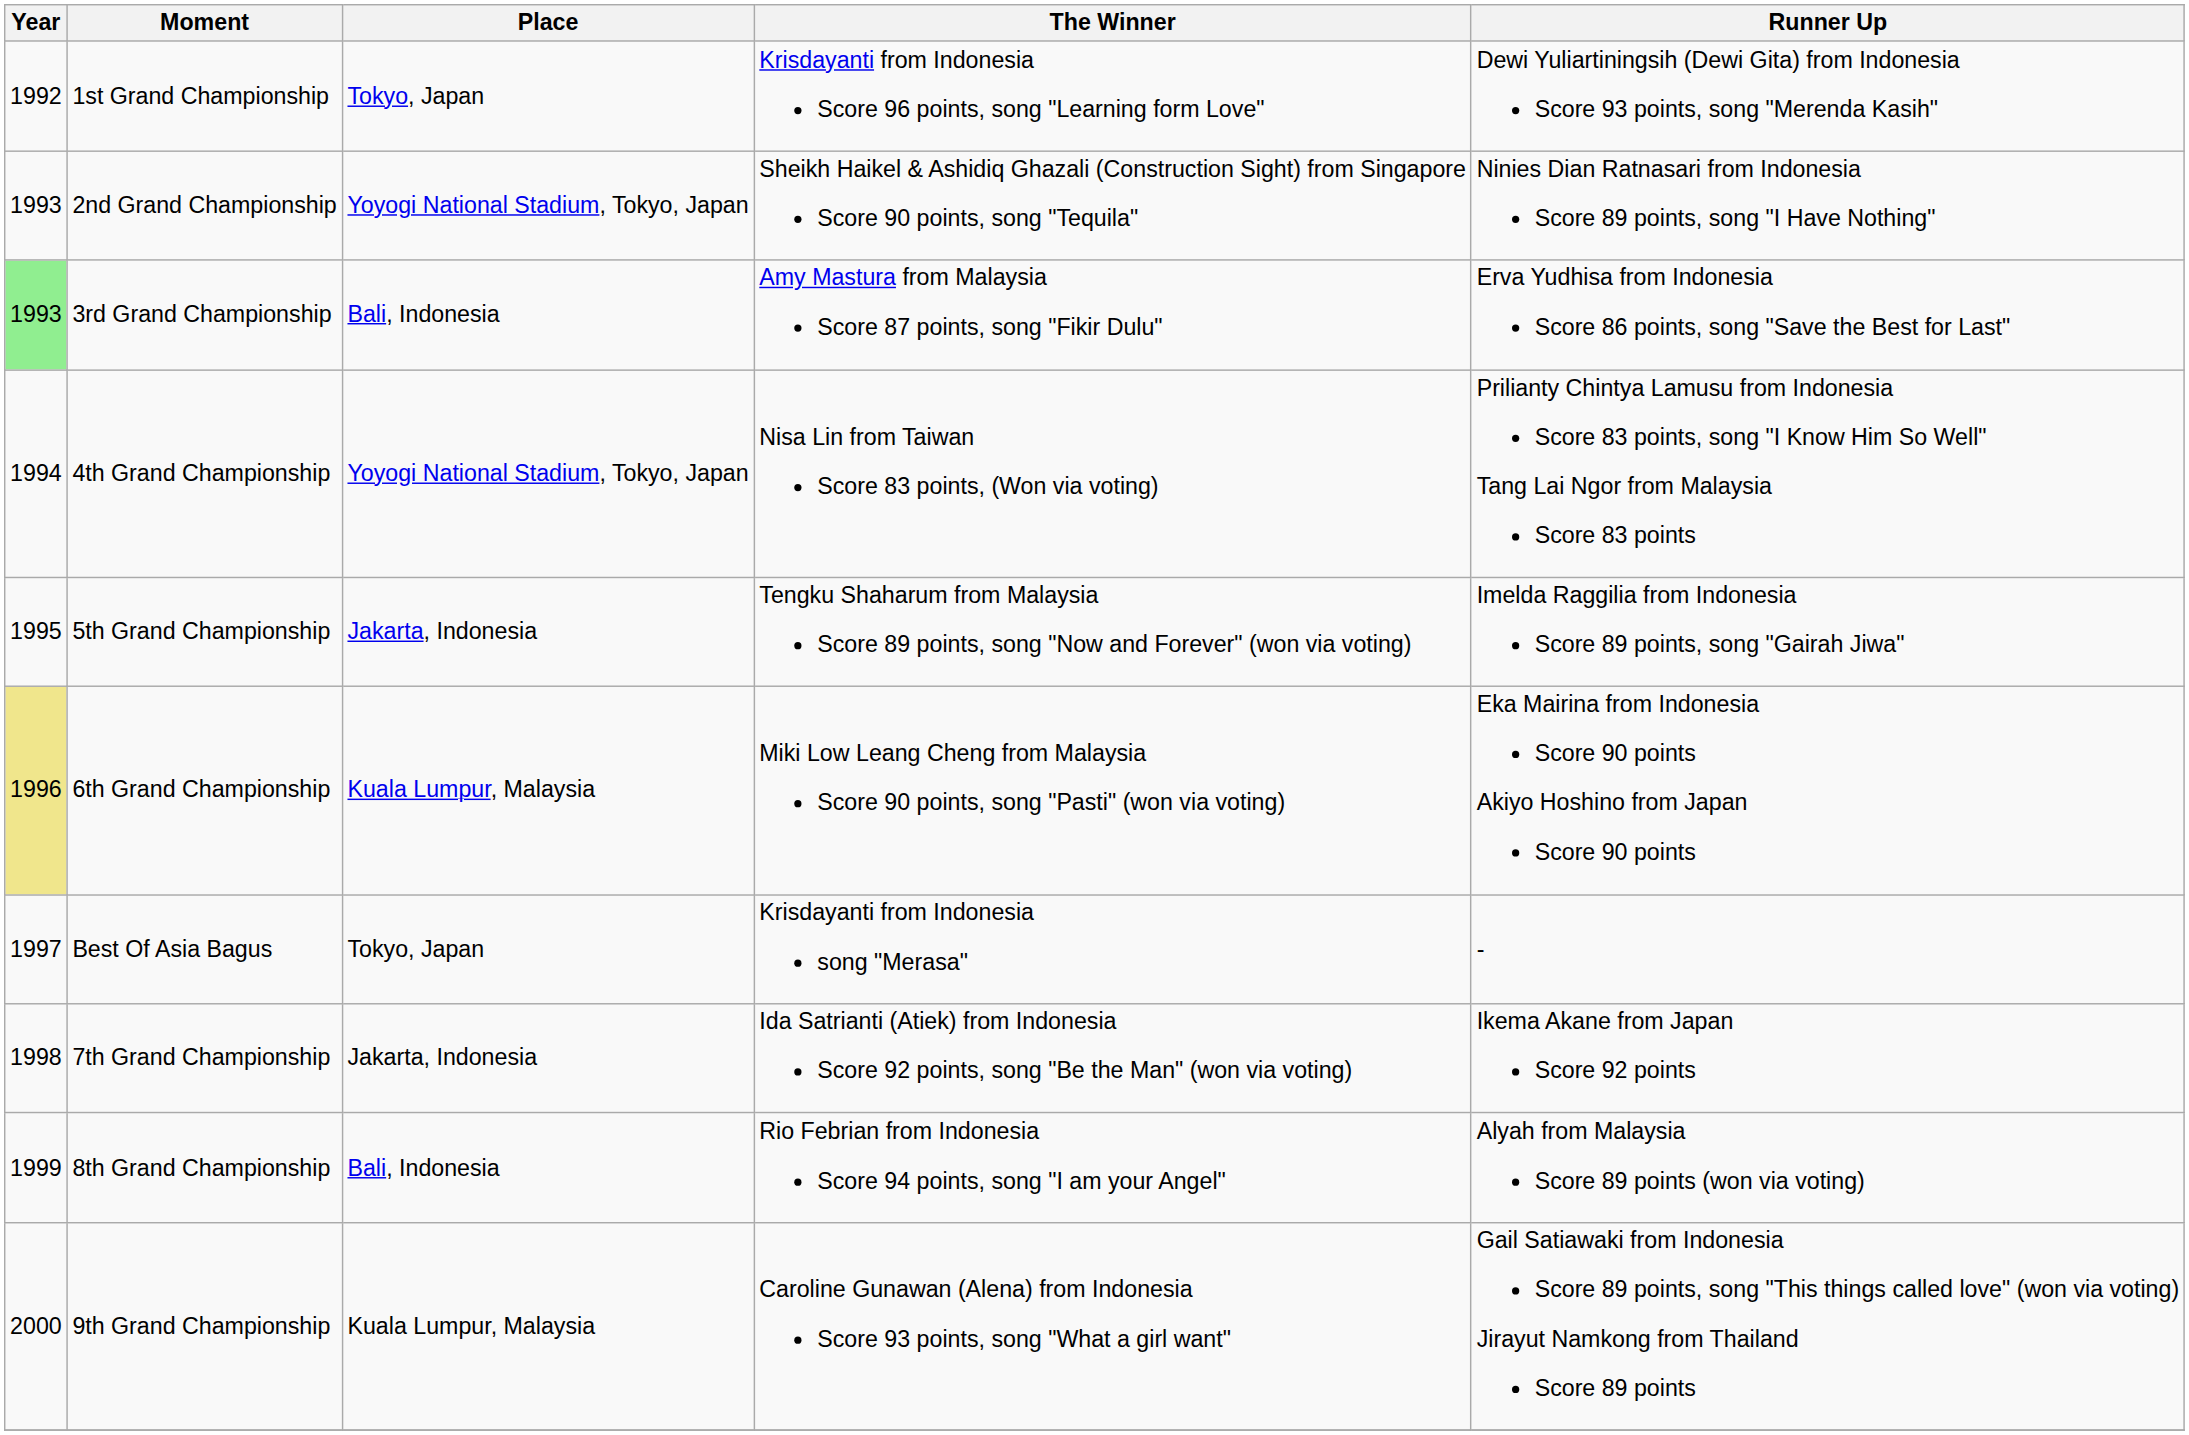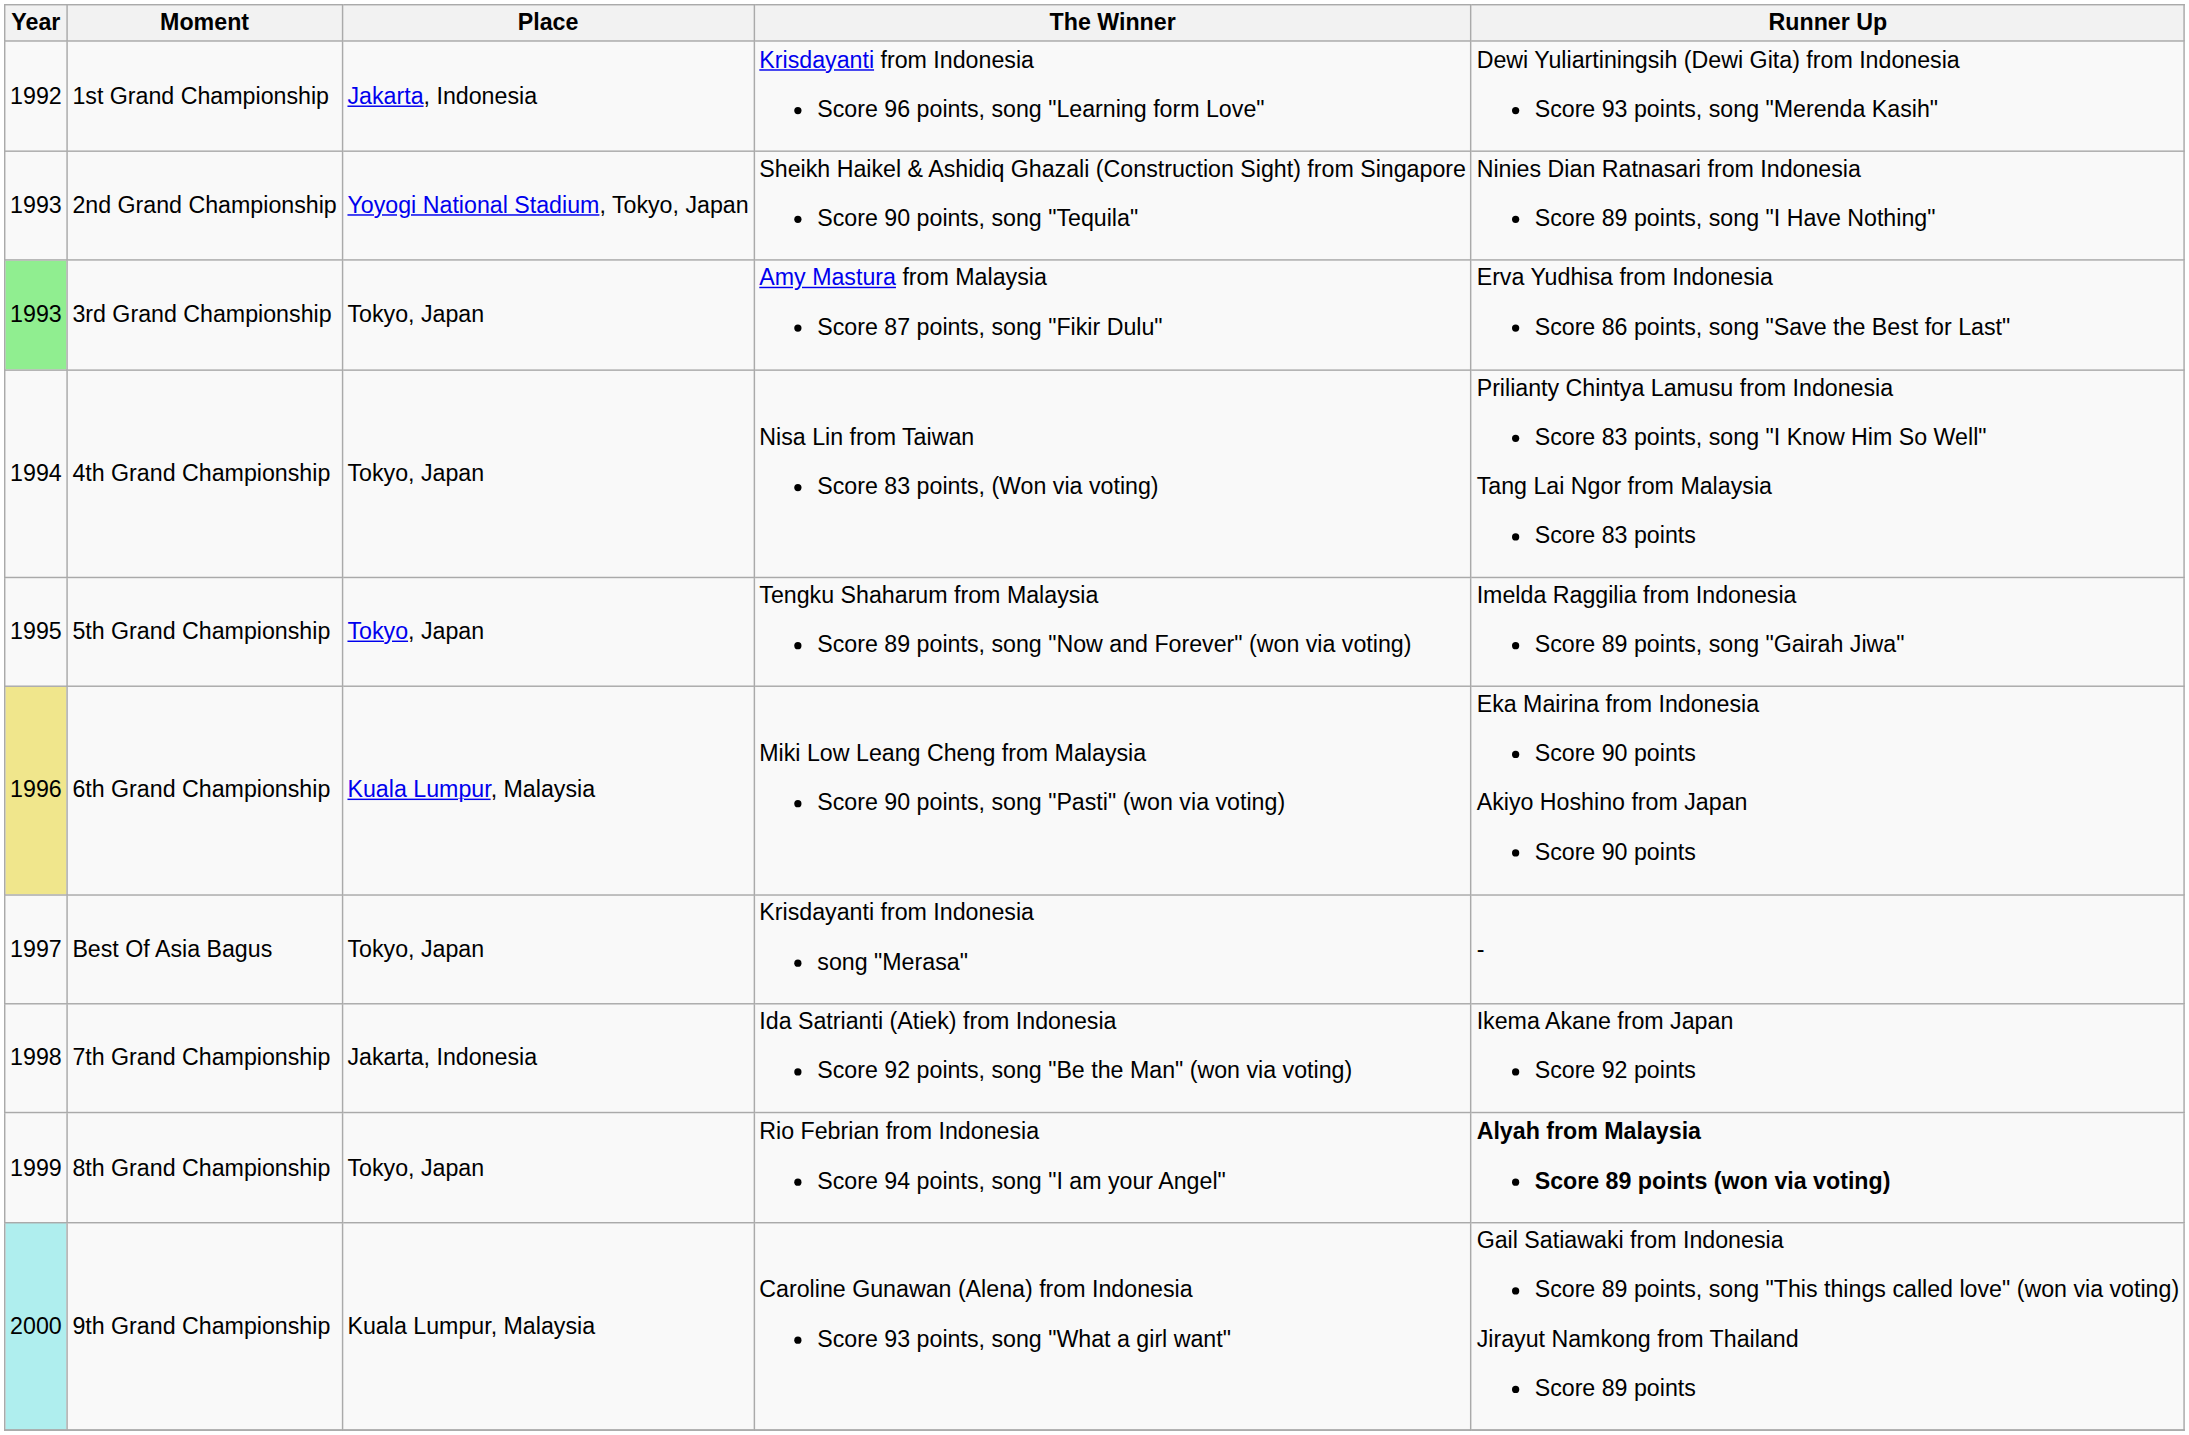(416, 95) Tokyo, Japan -> (442, 95) Jakarta, Indonesia
(424, 314) Bali, Indonesia -> (416, 314) Tokyo, Japan
(548, 473) Yoyogi National Stadium, Tokyo, Japan -> (416, 473) Tokyo, Japan
(442, 631) Jakarta, Indonesia -> (416, 631) Tokyo, Japan
(424, 1167) Bali, Indonesia -> (416, 1167) Tokyo, Japan
(1828, 1156) normal -> (1828, 1156) bold
(36, 1326) no background -> (36, 1326) paleturquoise background
